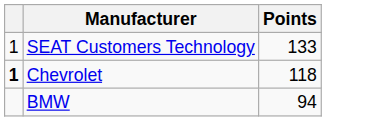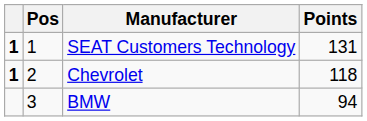+ column: (43, 19)
(14, 47) normal -> (14, 47) bold
(302, 47) 133 -> (343, 47) 131
